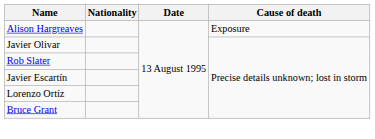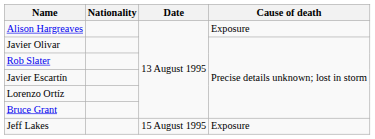+ row: (28, 126)
